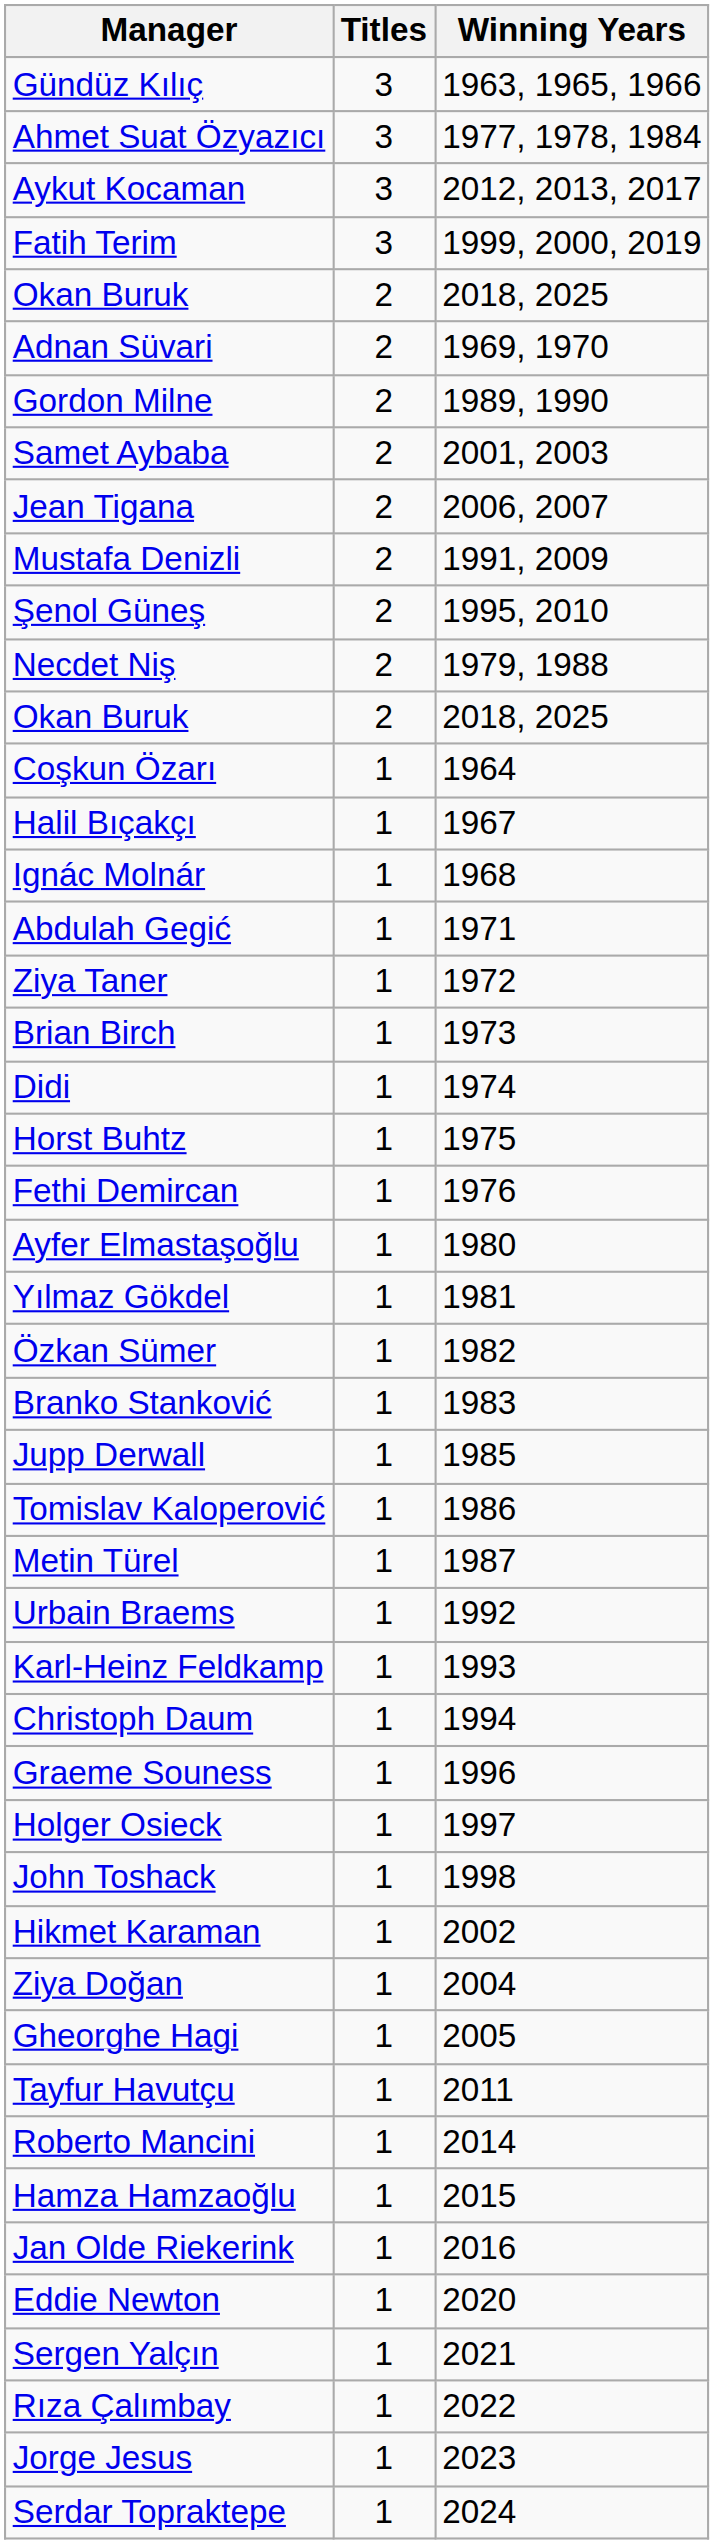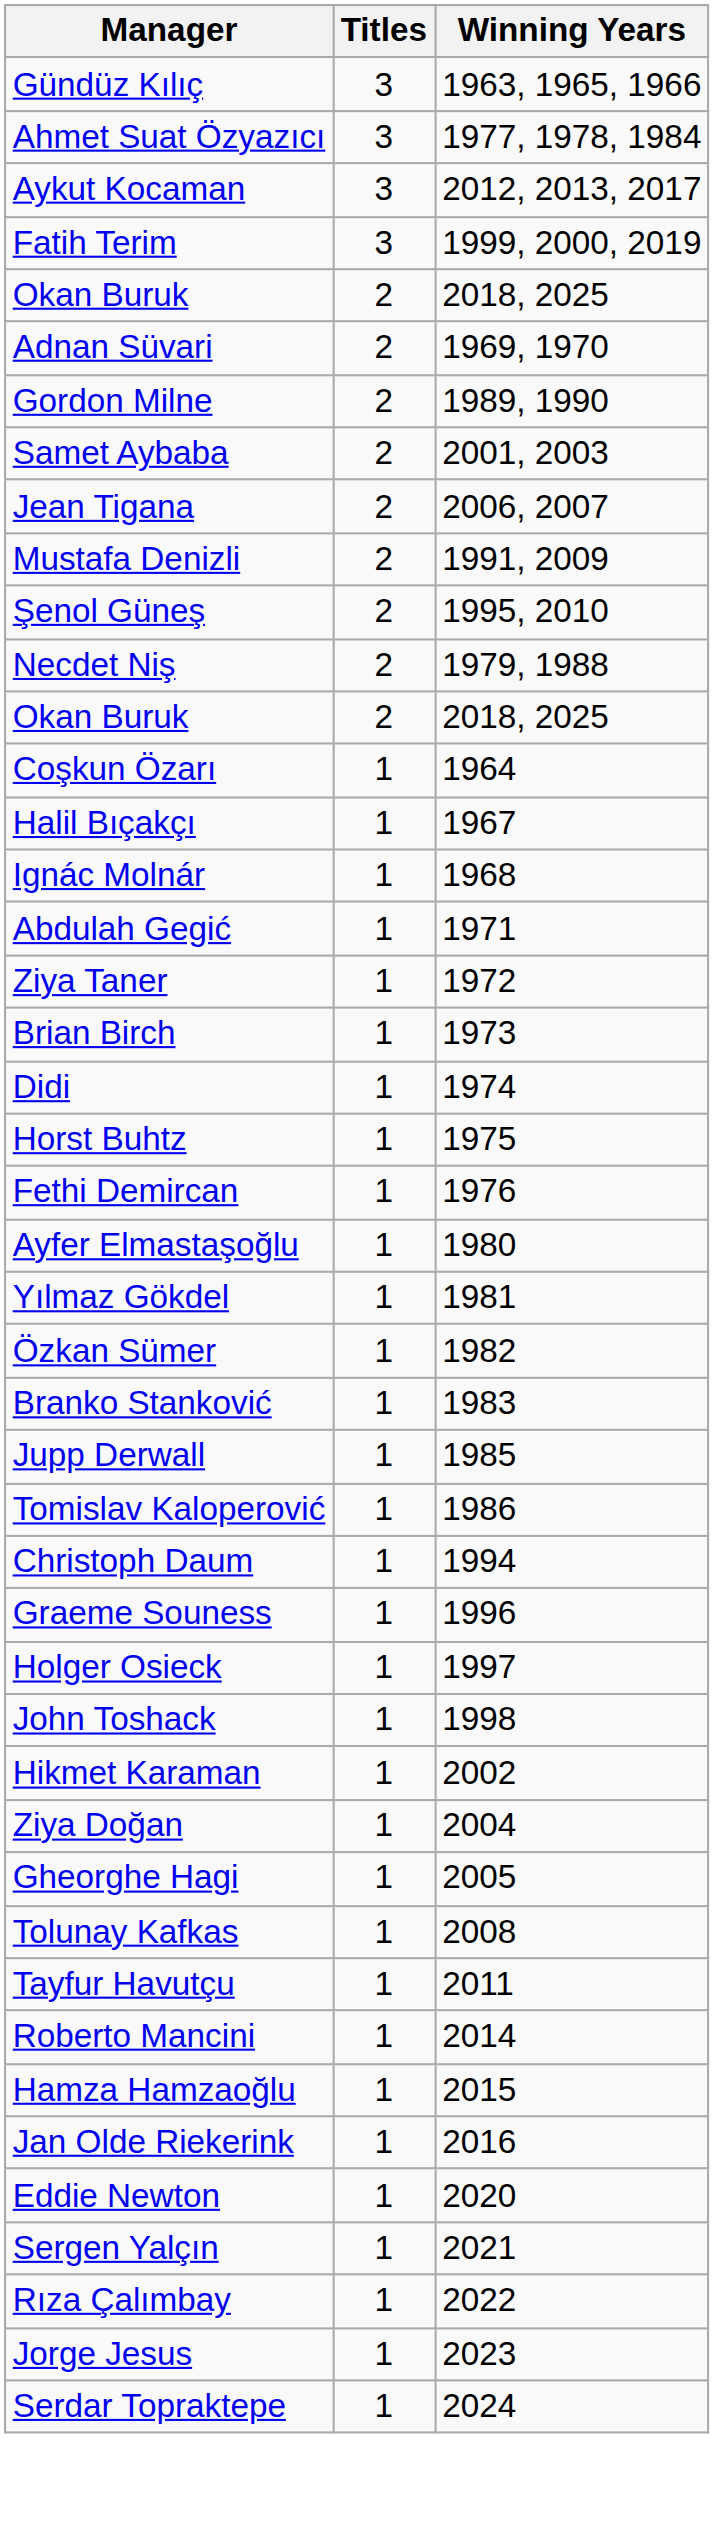- row: (96, 1561)
- row: (124, 1614)
- row: (168, 1667)
+ row: (126, 1930)
